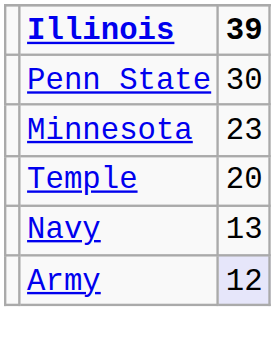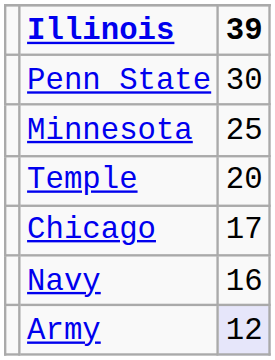(244, 130) 23 -> (244, 130) 25
+ row: (92, 230)
(244, 230) 13 -> (244, 280) 16
